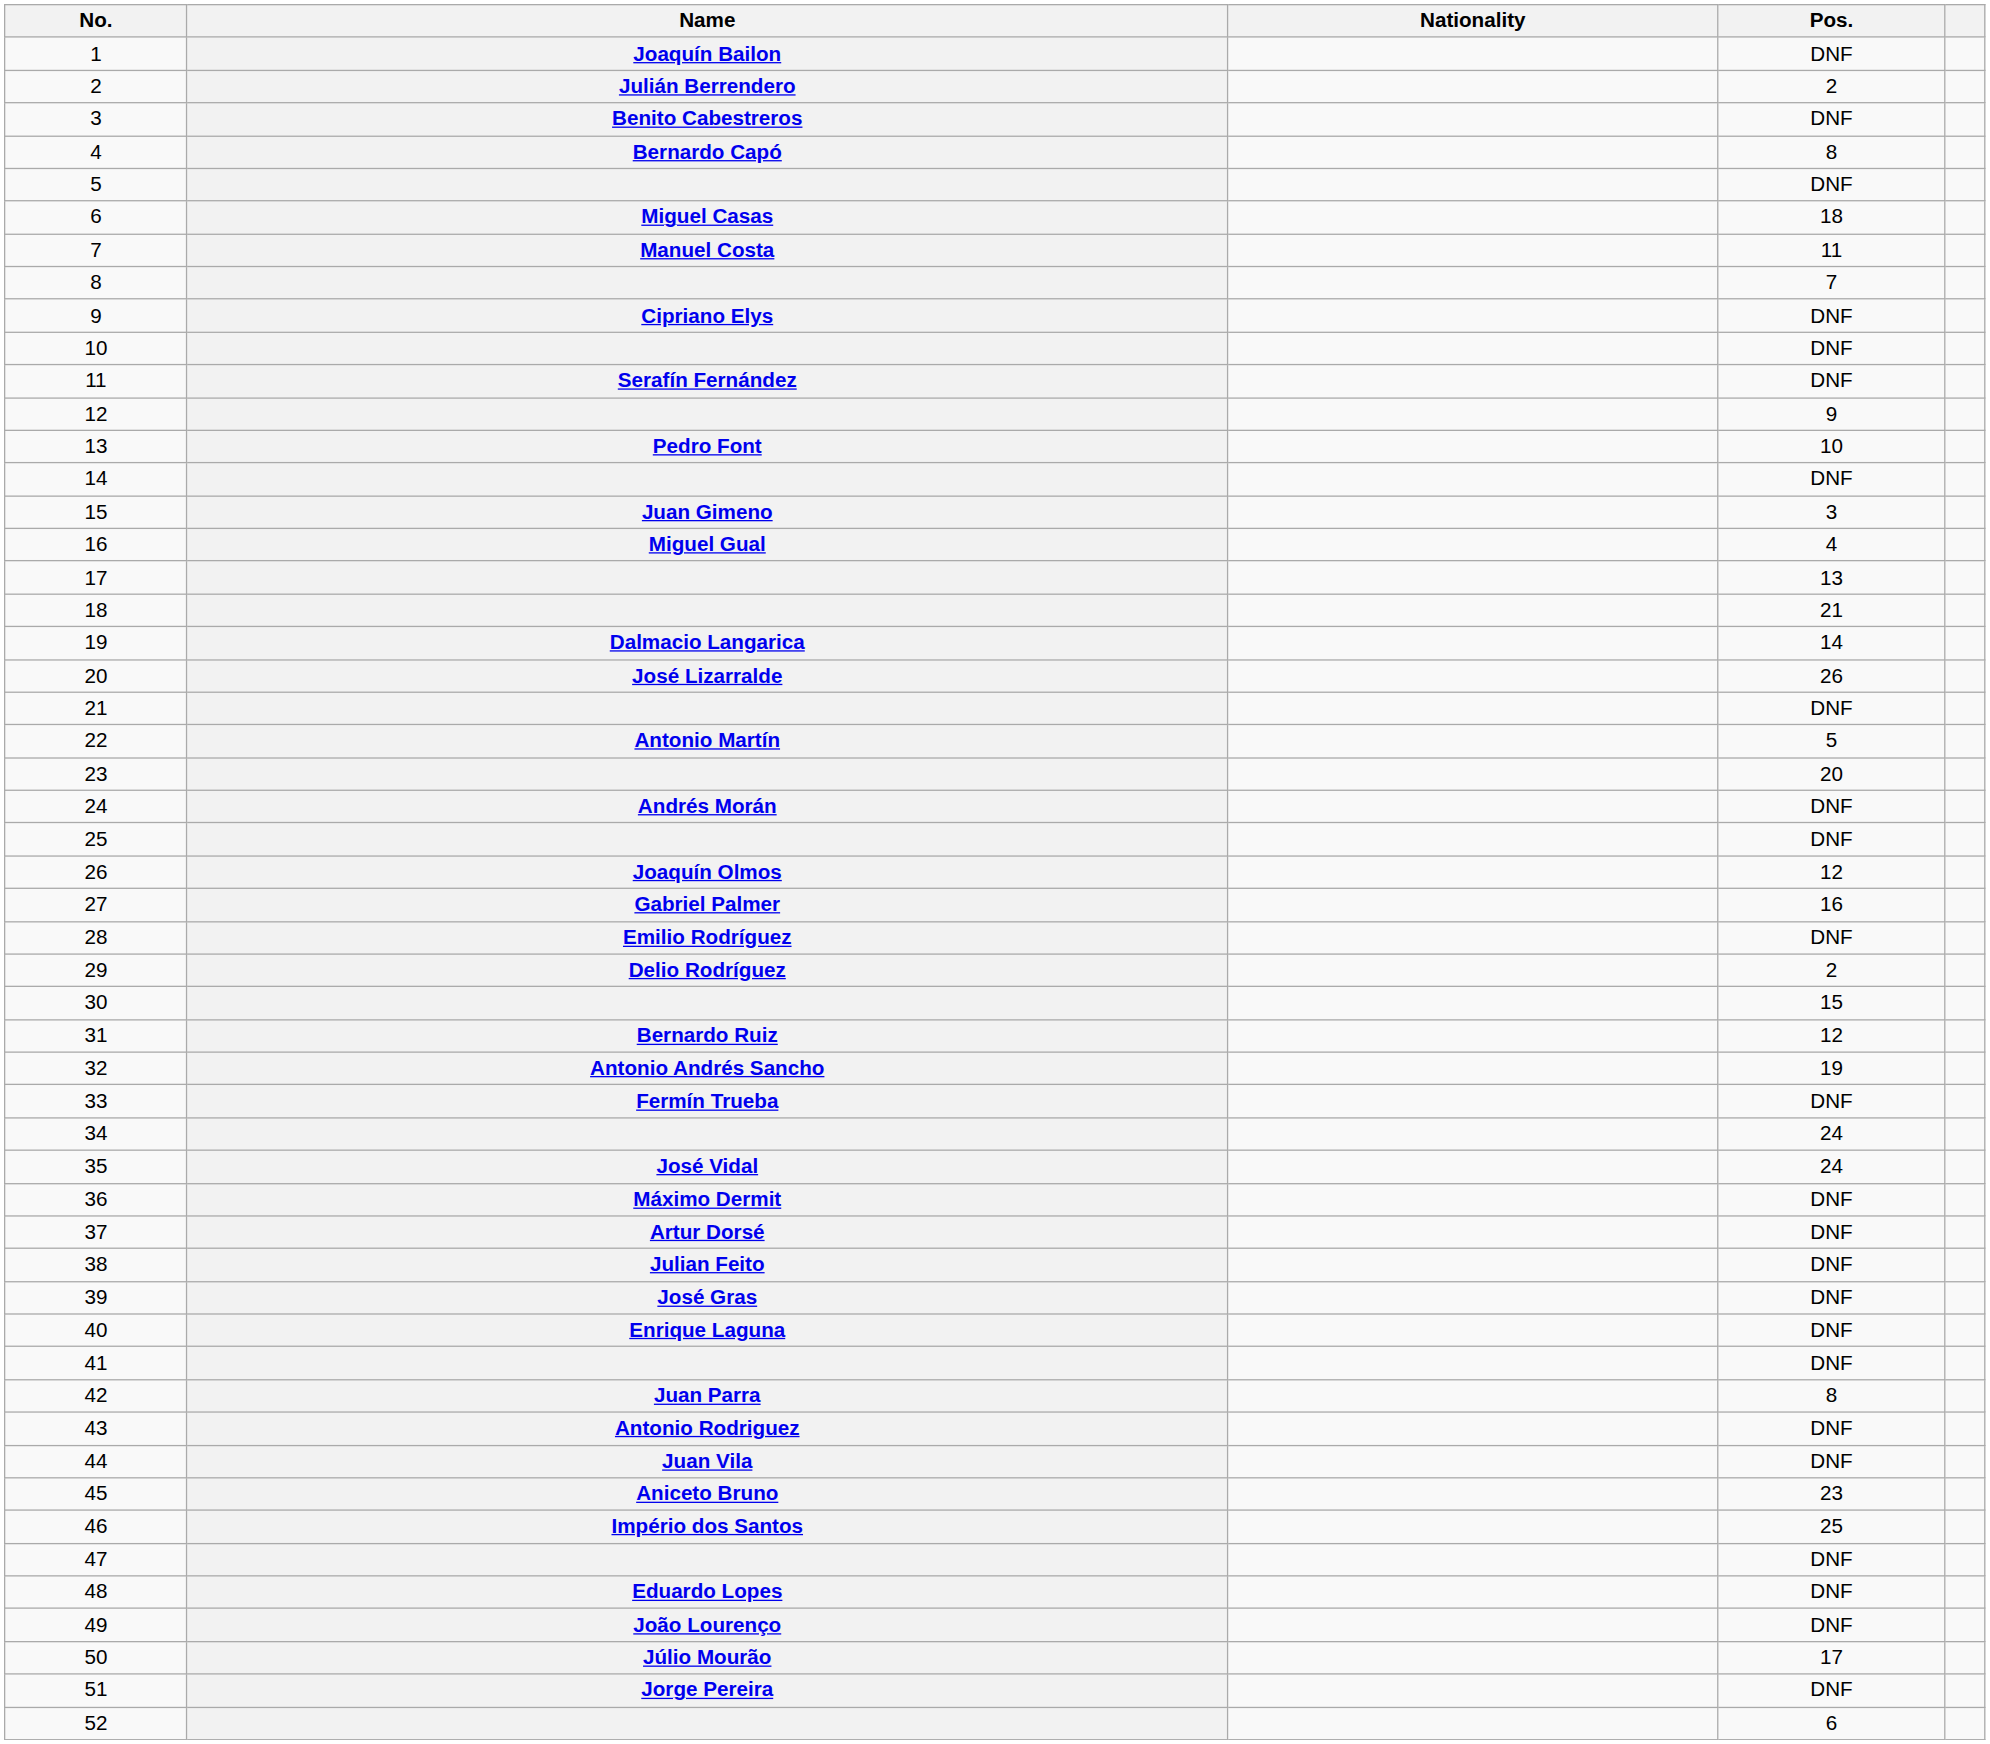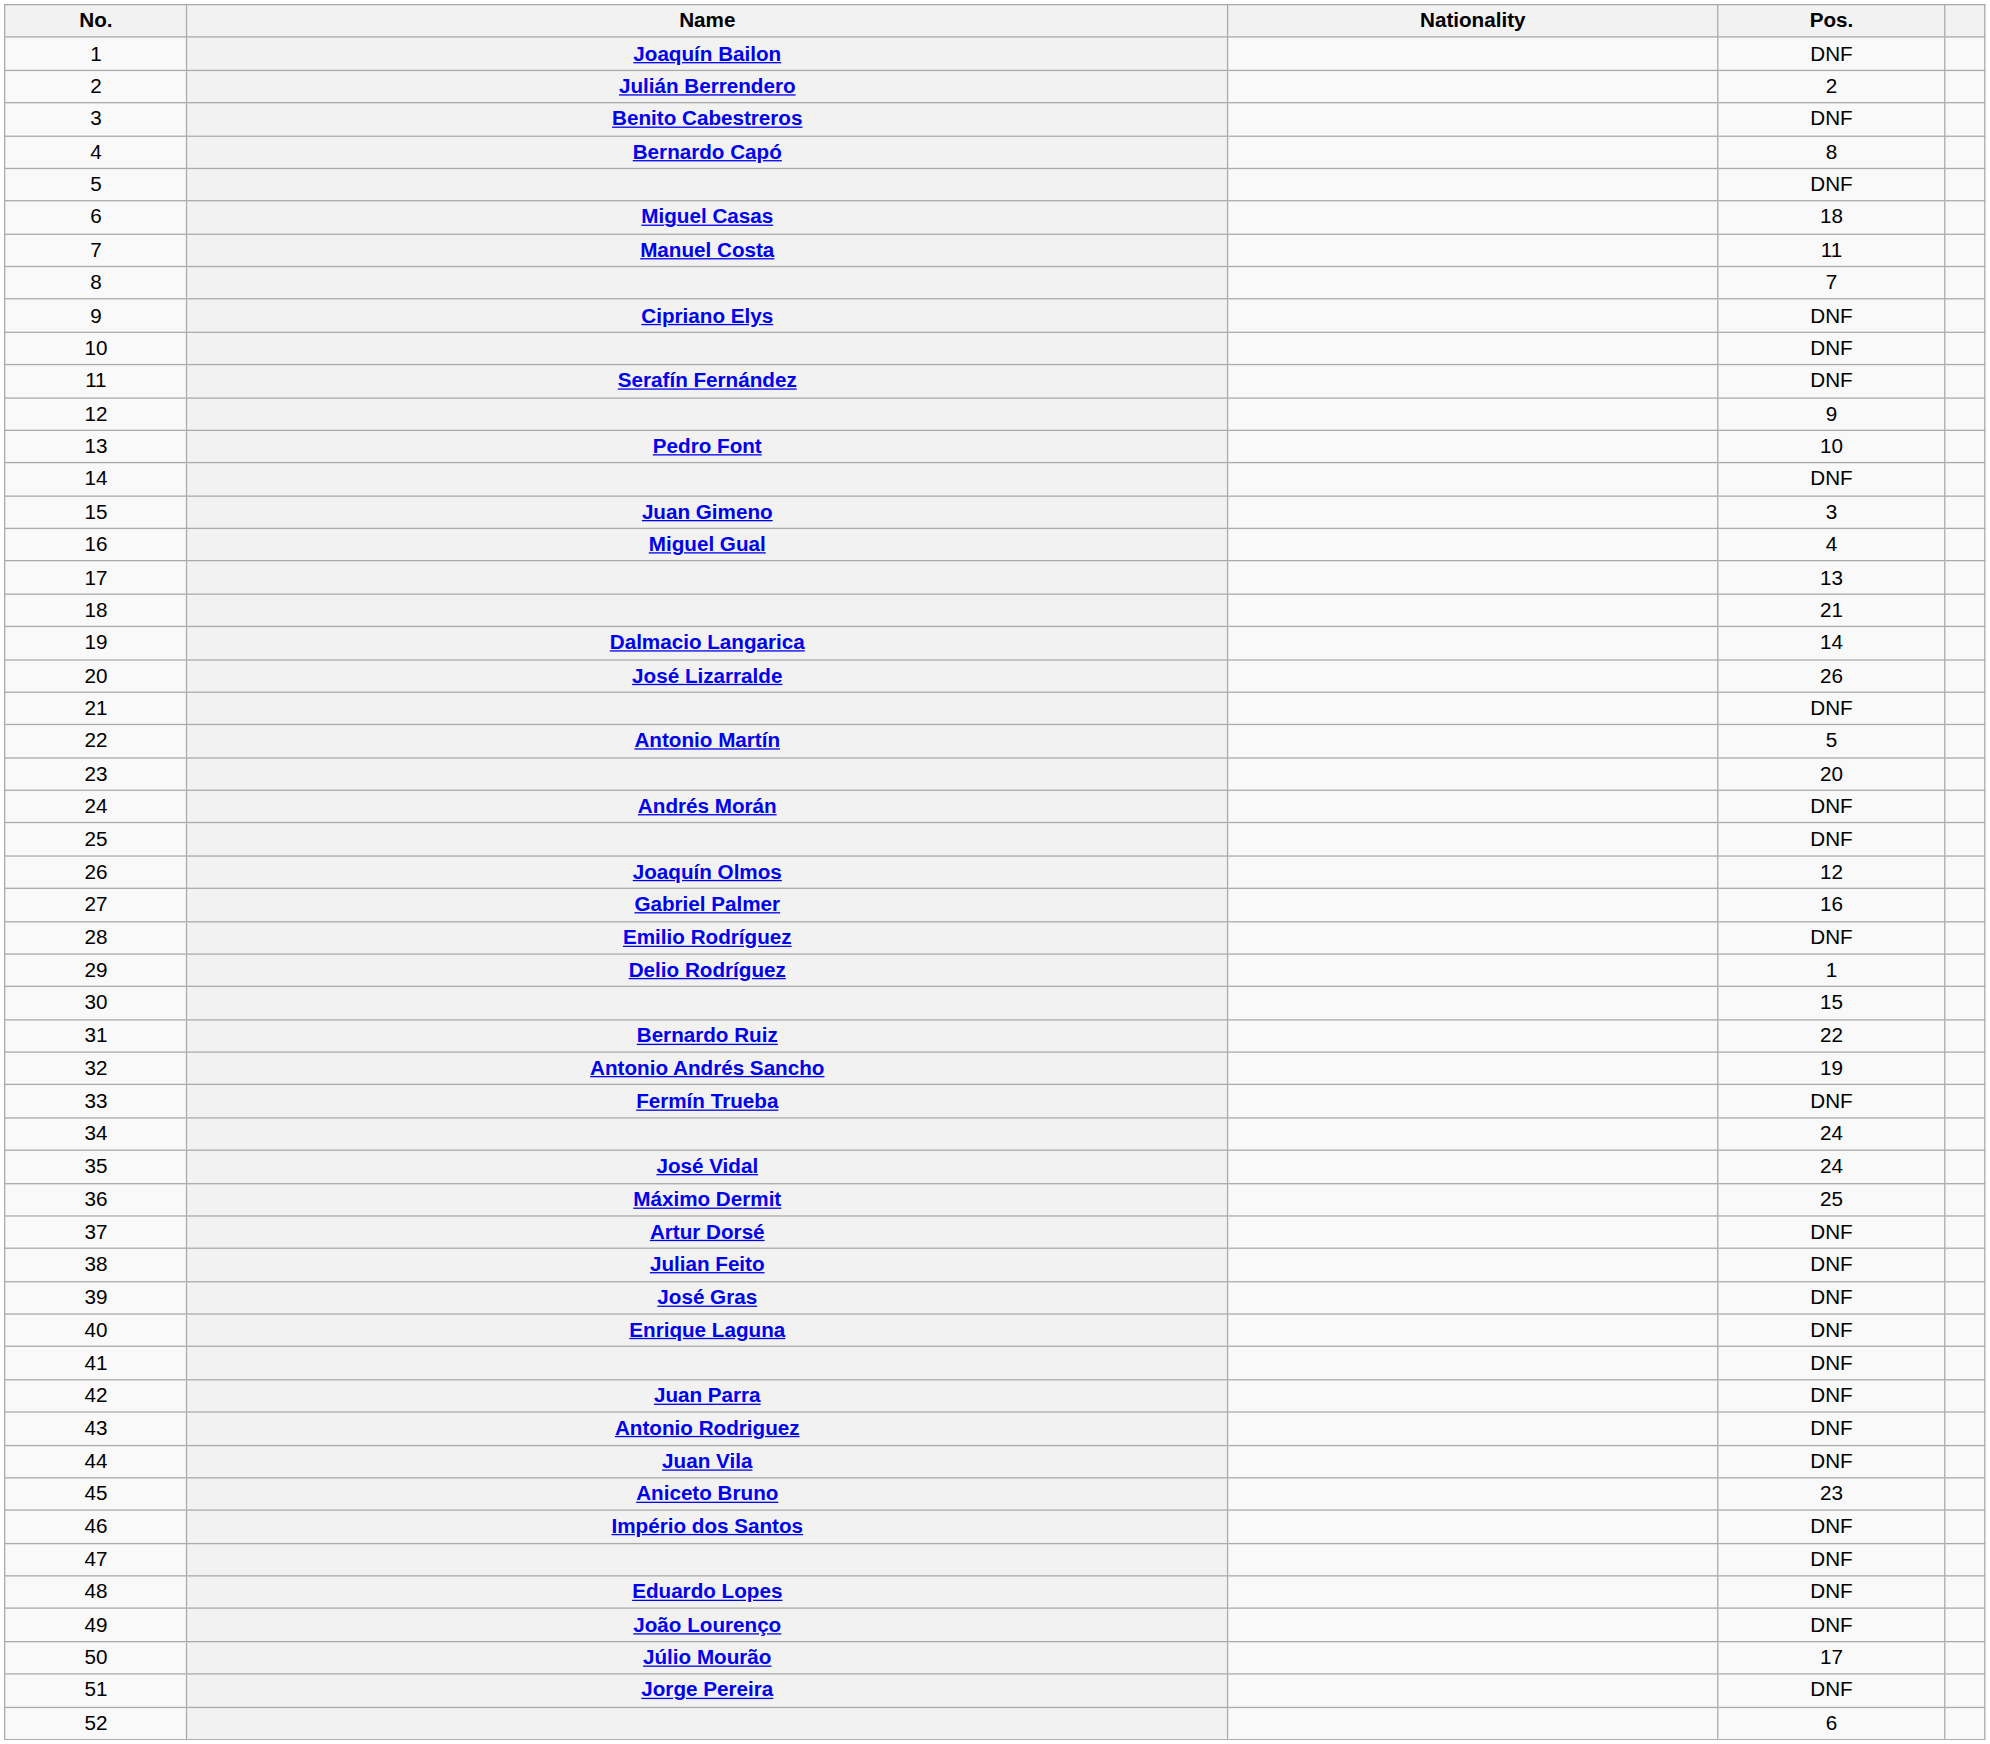(1831, 970) 2 -> (1831, 970) 1
(1831, 1035) 12 -> (1831, 1035) 22
(1831, 1199) DNF -> (1831, 1199) 25
(1831, 1395) 8 -> (1831, 1395) DNF
(1831, 1526) 25 -> (1831, 1526) DNF
